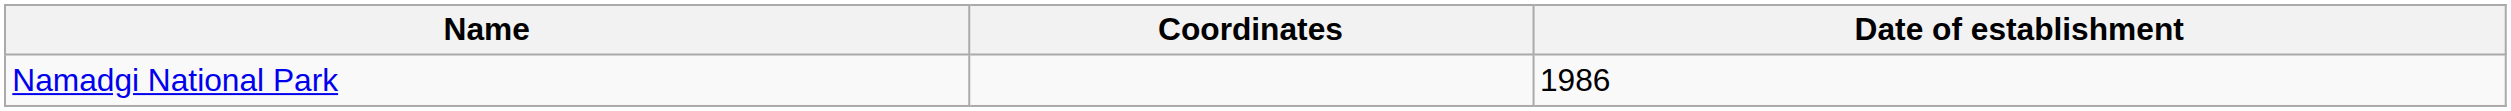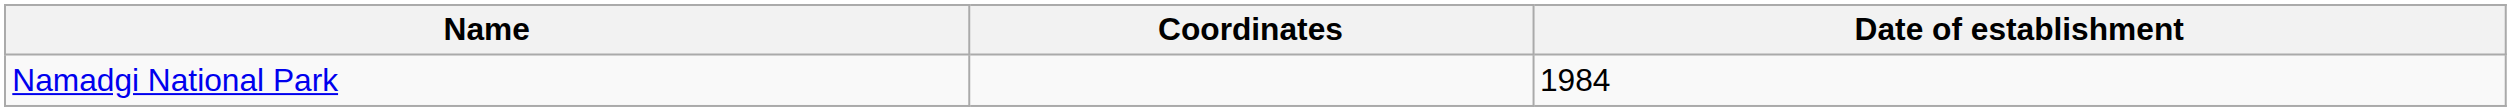(1575, 79) 1986 -> (1575, 79) 1984
